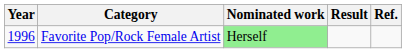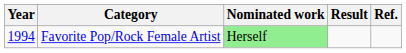(21, 36) 1996 -> (21, 36) 1994
